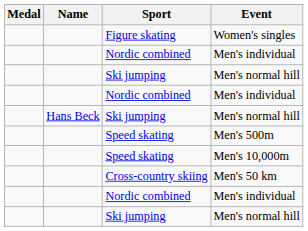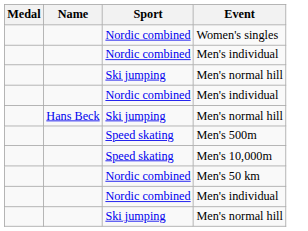(141, 35) Figure skating -> (148, 35) Nordic combined
(157, 176) Cross-country skiing -> (148, 176) Nordic combined
